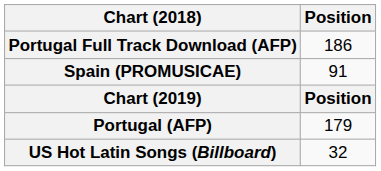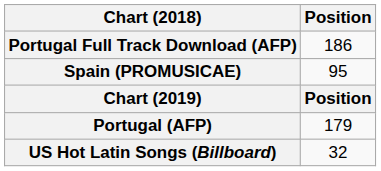(338, 71) 91 -> (338, 71) 95
